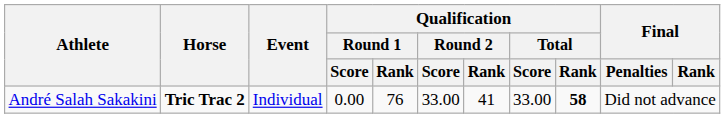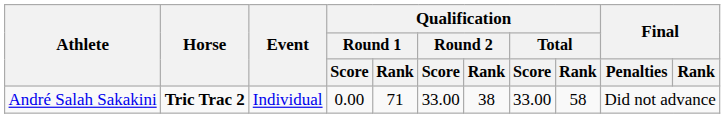(395, 99) 76 -> (395, 99) 71
(486, 99) 41 -> (486, 99) 38
(578, 99) bold -> (578, 99) normal
